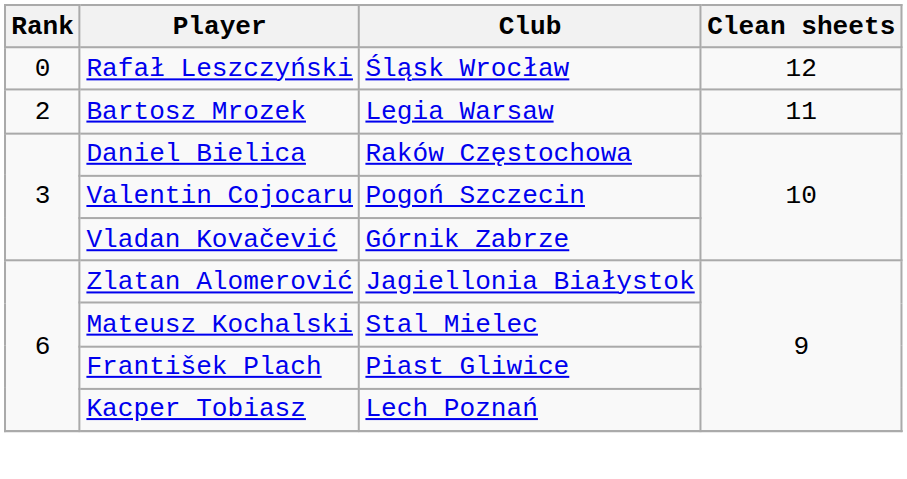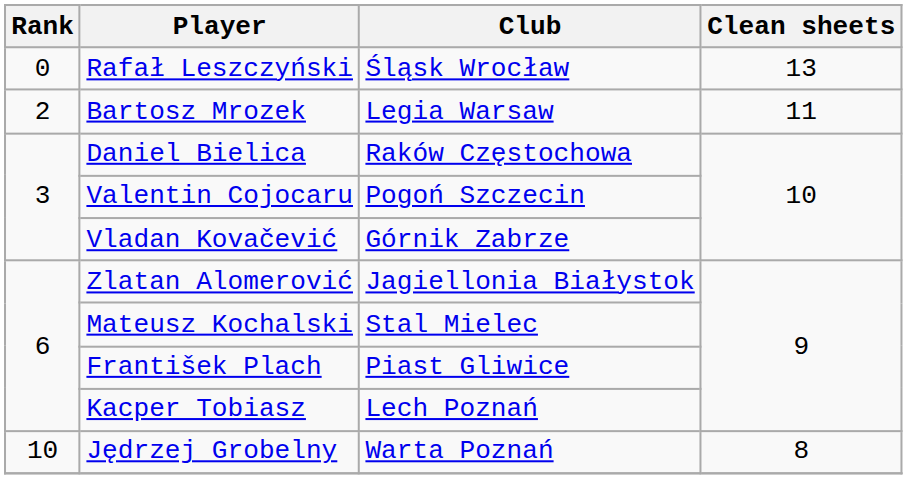(801, 69) 12 -> (801, 69) 13
+ row: (212, 452)
